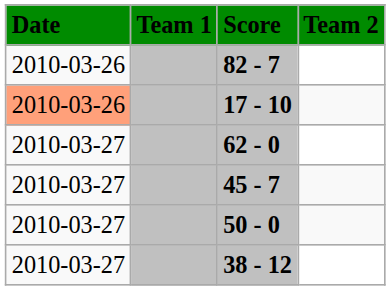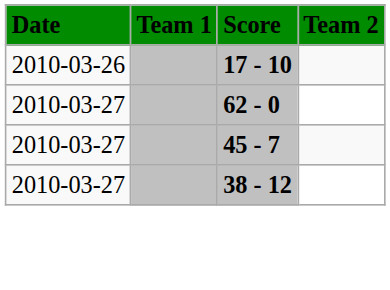- row: (251, 64)
(68, 104) lightsalmon background -> (68, 64) no background
- row: (251, 225)
